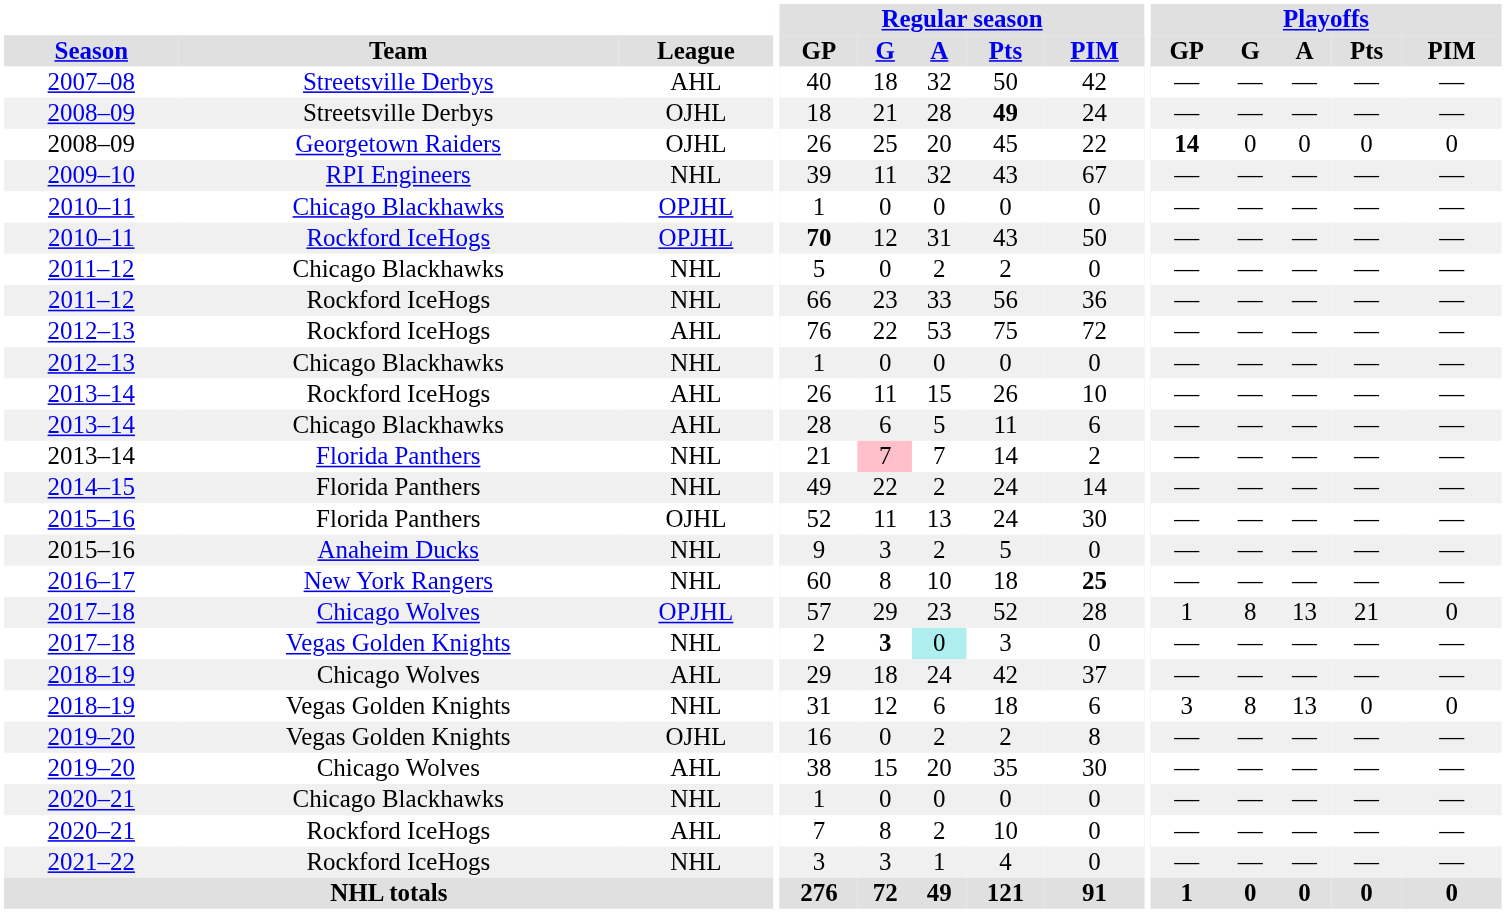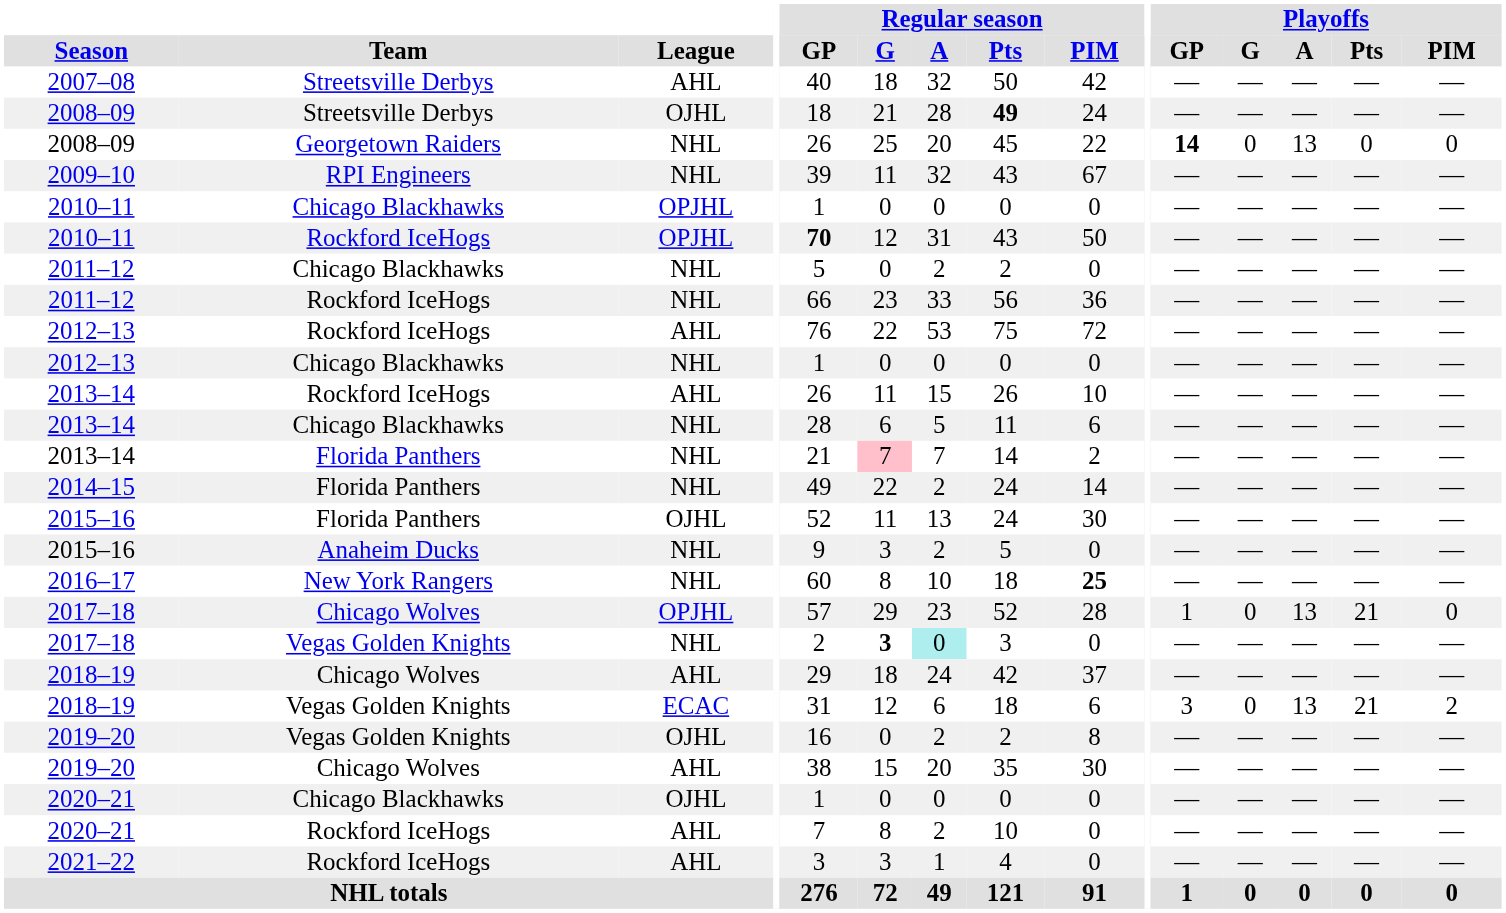(696, 144) OJHL -> (696, 144) NHL
(1304, 144) 0 -> (1304, 144) 13
(696, 424) AHL -> (696, 424) NHL
(1250, 612) 8 -> (1250, 612) 0
(696, 705) NHL -> (696, 705) ECAC
(1250, 705) 8 -> (1250, 705) 0
(1367, 705) 0 -> (1367, 705) 21
(1452, 705) 0 -> (1452, 705) 2
(696, 799) NHL -> (696, 799) OJHL
(696, 861) NHL -> (696, 861) AHL
